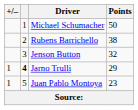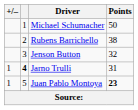(113, 68) 29 -> (113, 68) 31
(113, 83) normal -> (113, 83) bold
